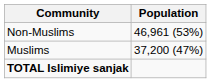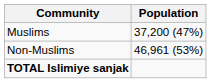rows swapped: (28, 50) <-> (41, 31)
